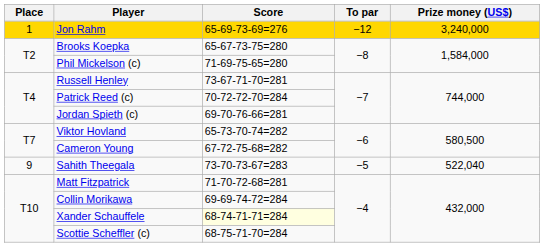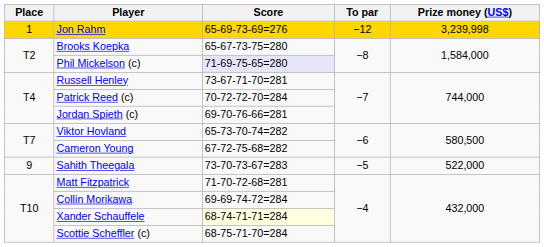(465, 30) 3,240,000 -> (465, 30) 3,239,998
(246, 64) no background -> (246, 64) lavender background
(465, 166) 522,040 -> (465, 166) 522,000
